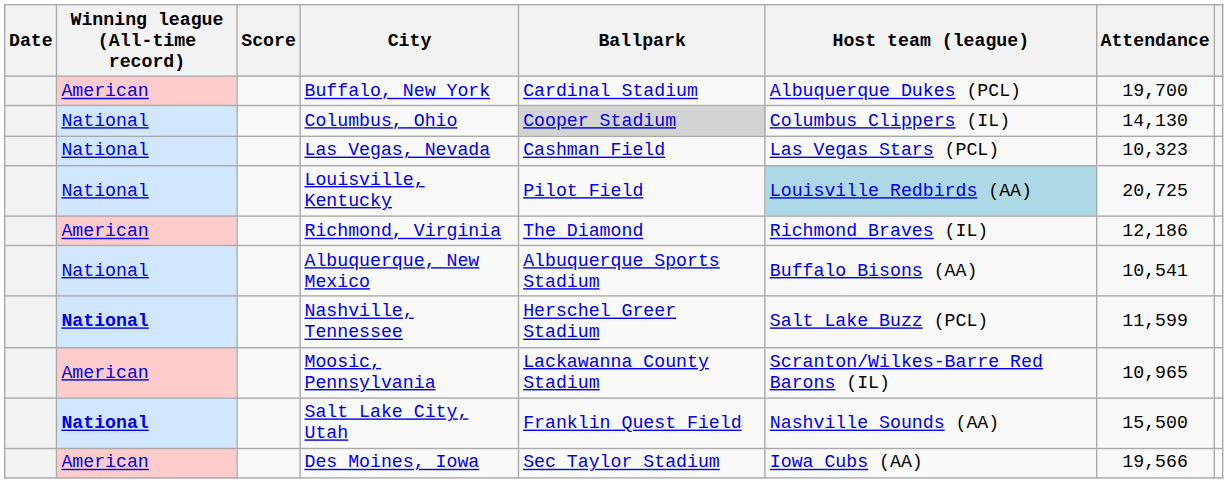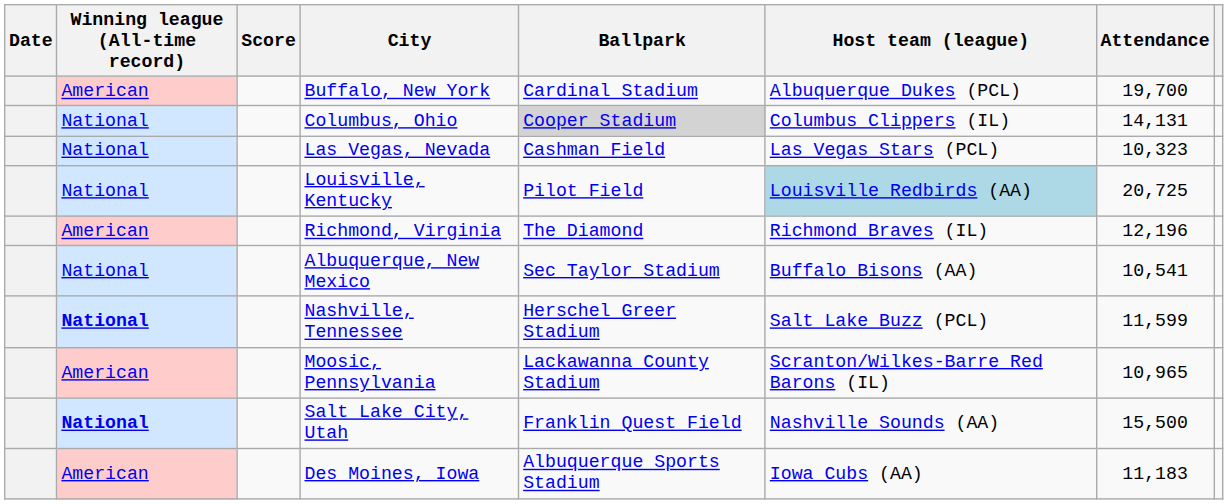(1155, 121) 14,130 -> (1155, 121) 14,131
(1155, 231) 12,186 -> (1155, 231) 12,196
(621, 271) Albuquerque Sports Stadium -> (621, 271) Sec Taylor Stadium
(621, 463) Sec Taylor Stadium -> (621, 474) Albuquerque Sports Stadium
(1155, 463) 19,566 -> (1155, 474) 11,183
